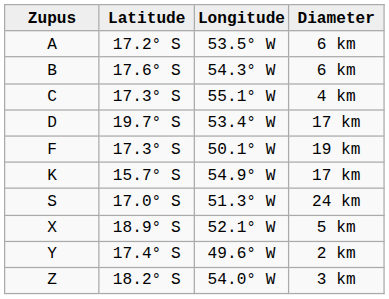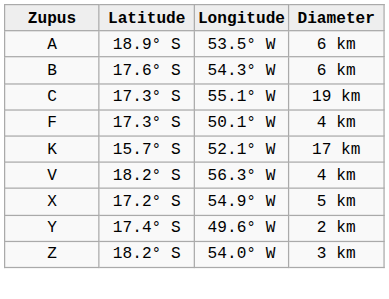(147, 44) 17.2° S -> (147, 44) 18.9° S
(336, 97) 4 km -> (336, 97) 19 km
- row: (52, 123)
(336, 149) 19 km -> (336, 123) 4 km
(241, 175) 54.9° W -> (241, 149) 52.1° W
- row: (52, 202)
+ row: (52, 175)
(147, 228) 18.9° S -> (147, 202) 17.2° S
(241, 228) 52.1° W -> (241, 202) 54.9° W
